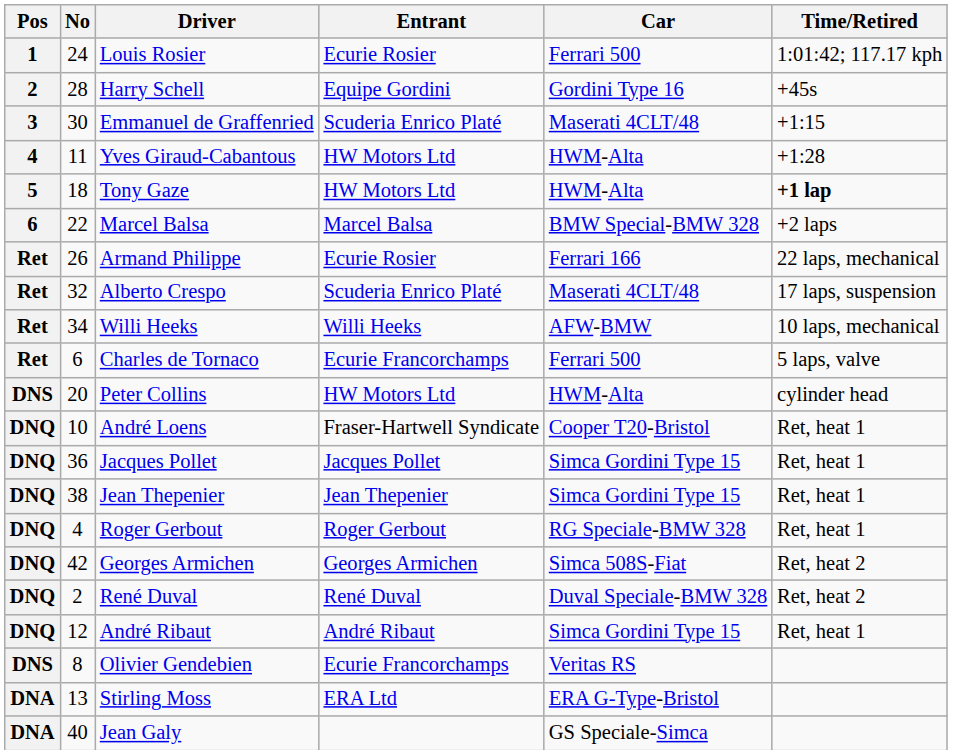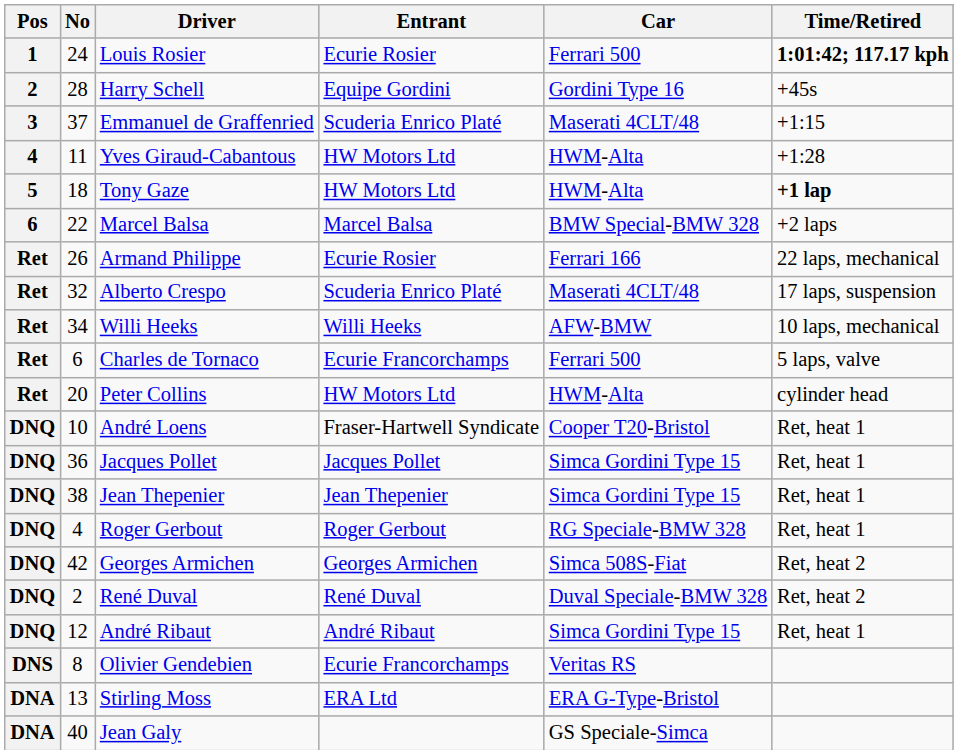(860, 54) normal -> (863, 54) bold
(78, 122) 30 -> (78, 122) 37
(32, 393) DNS -> (32, 393) Ret
